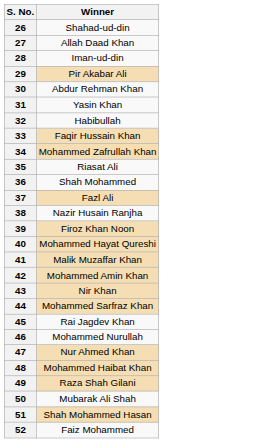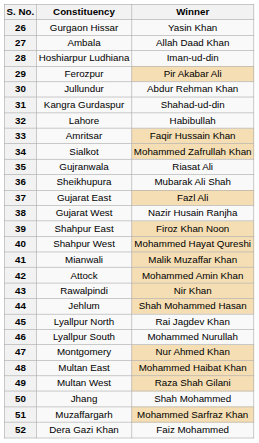+ column: (84, 12)
(98, 27) Shahad-ud-din -> (193, 27) Yasin Khan
(98, 105) Yasin Khan -> (193, 105) Shahad-ud-din
(98, 182) Shah Mohammed -> (193, 182) Mubarak Ali Shah
(98, 306) Mohammed Sarfraz Khan -> (193, 306) Shah Mohammed Hasan
(98, 399) Mubarak Ali Shah -> (193, 399) Shah Mohammed
(98, 414) Shah Mohammed Hasan -> (193, 414) Mohammed Sarfraz Khan
